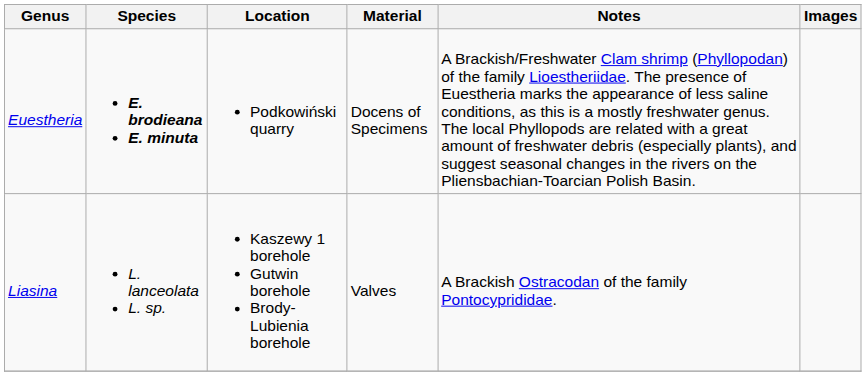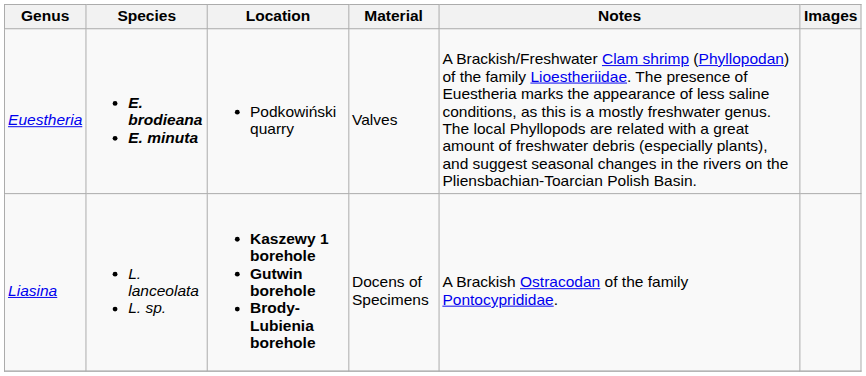(389, 119) Docens of Specimens -> (375, 119) Valves
(277, 291) normal -> (278, 291) bold
(373, 291) Valves -> (390, 291) Docens of Specimens
